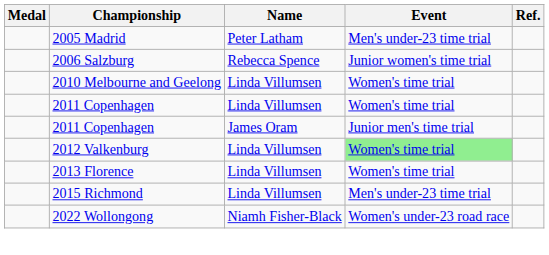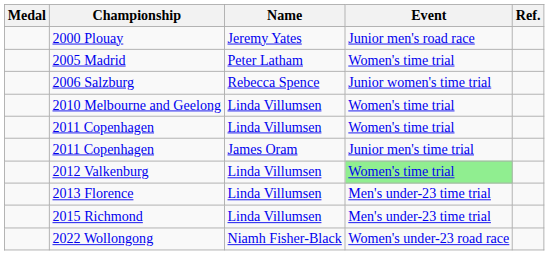+ row: (88, 37)
(420, 37) Men's under-23 time trial -> (401, 60) Women's time trial
(401, 171) Women's time trial -> (420, 194) Men's under-23 time trial
